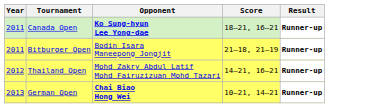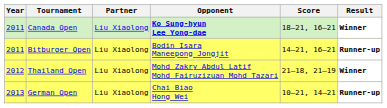+ column: (121, 10)
(302, 27) Runner-up -> (353, 27) Winner
(251, 49) 21–18, 21–19 -> (309, 49) 14–21, 16–21
(251, 70) 14–21, 16–21 -> (309, 70) 21–18, 21–19
(302, 70) Runner-up -> (353, 70) Winner
(115, 92) bold -> (172, 92) normal
